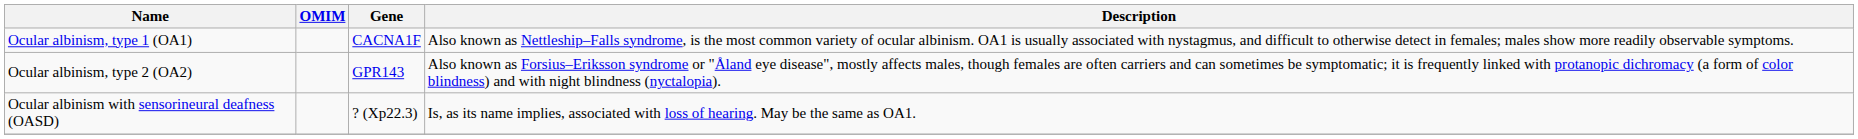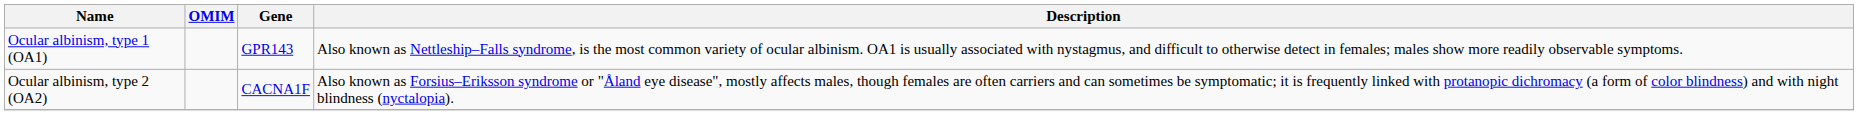(387, 40) CACNA1F -> (267, 48) GPR143
(378, 72) GPR143 -> (276, 89) CACNA1F
- row: (141, 113)
